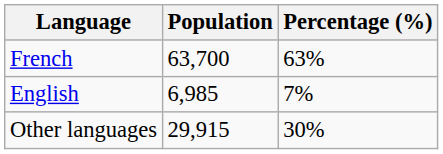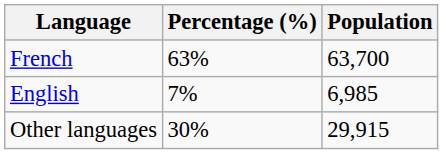columns swapped: (220, 22) <-> (358, 22)
